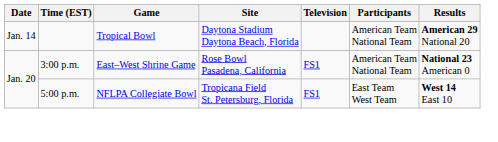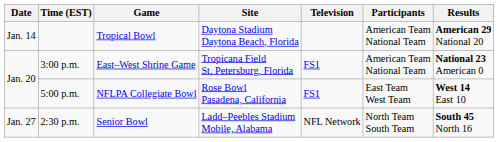(244, 65) Rose Bowl Pasadena, California -> (247, 65) Tropicana Field St. Petersburg, Florida
(247, 94) Tropicana Field St. Petersburg, Florida -> (244, 94) Rose Bowl Pasadena, California
+ row: (60, 123)
